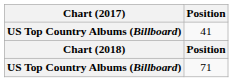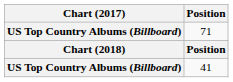rows swapped: (206, 67) <-> (206, 31)
